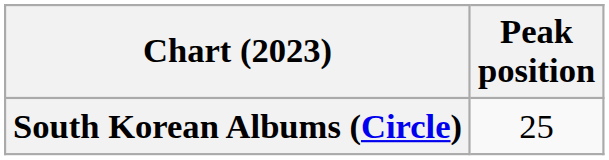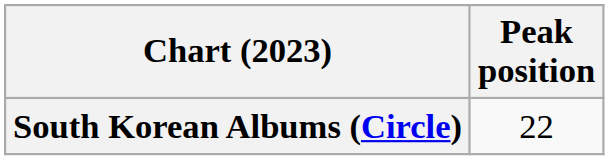(537, 125) 25 -> (537, 125) 22
